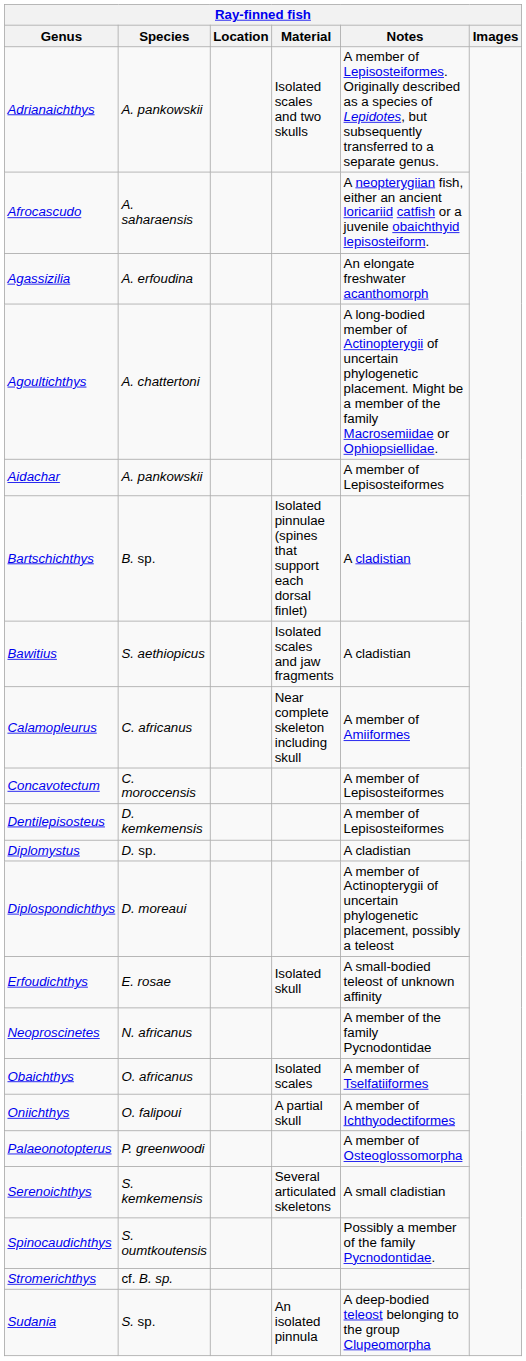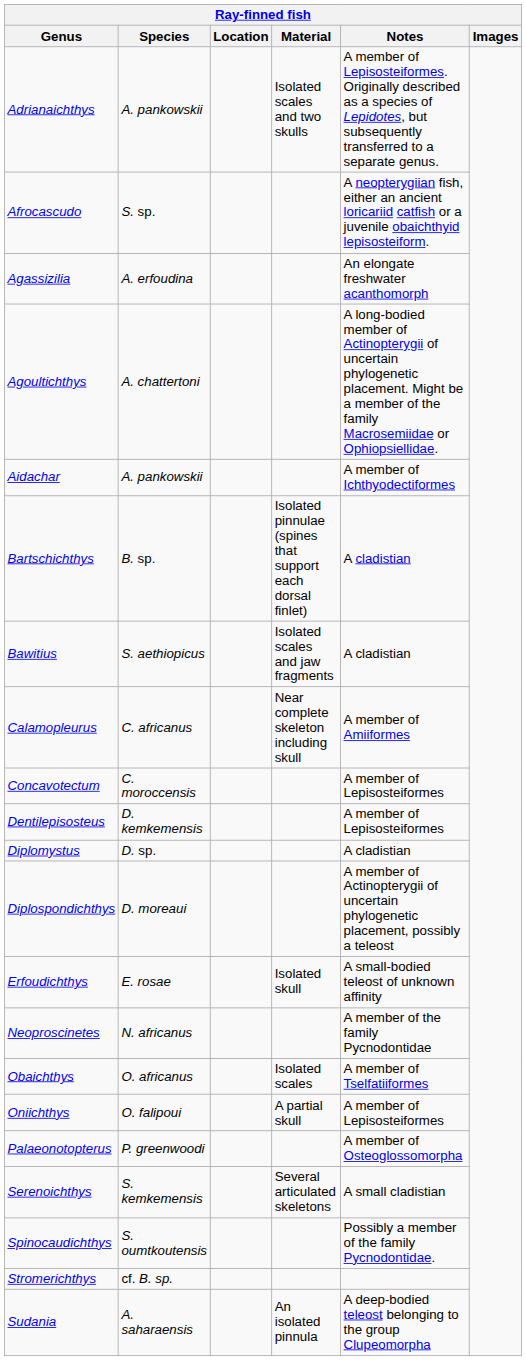(157, 212) A. saharaensis -> (138, 212) S. sp.
(394, 477) A member of Lepisosteiformes -> (399, 477) A member of Ichthyodectiformes
(399, 1112) A member of Ichthyodectiformes -> (394, 1112) A member of Lepisosteiformes
(138, 1322) S. sp. -> (157, 1322) A. saharaensis
